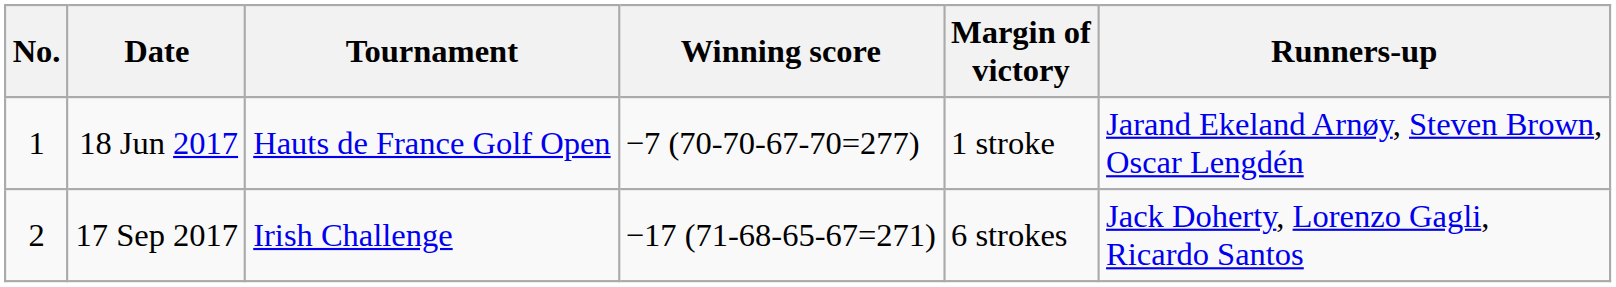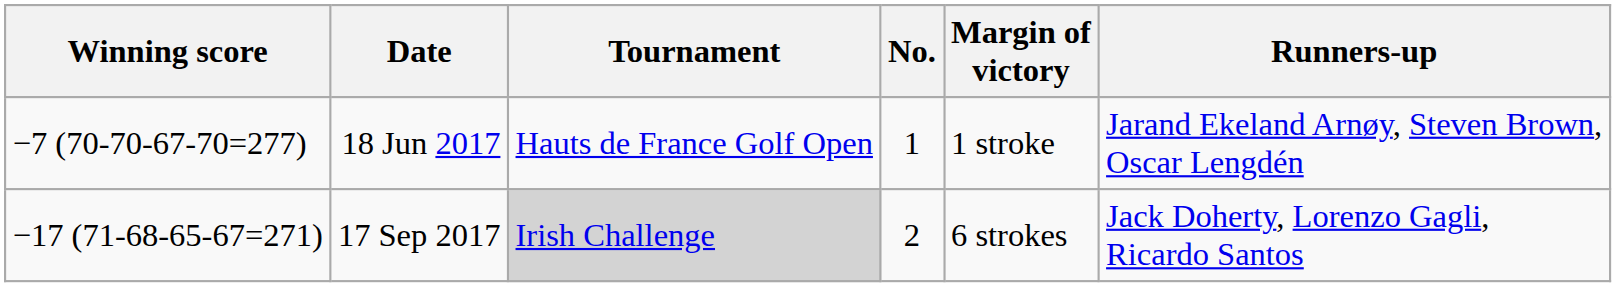columns swapped: (37, 50) <-> (781, 50)
(353, 235) no background -> (615, 235) lightgrey background
